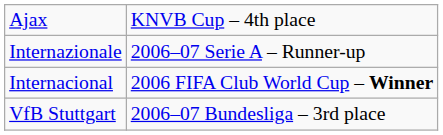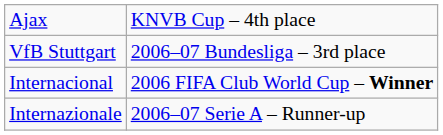rows swapped: (65, 51) <-> (62, 113)
